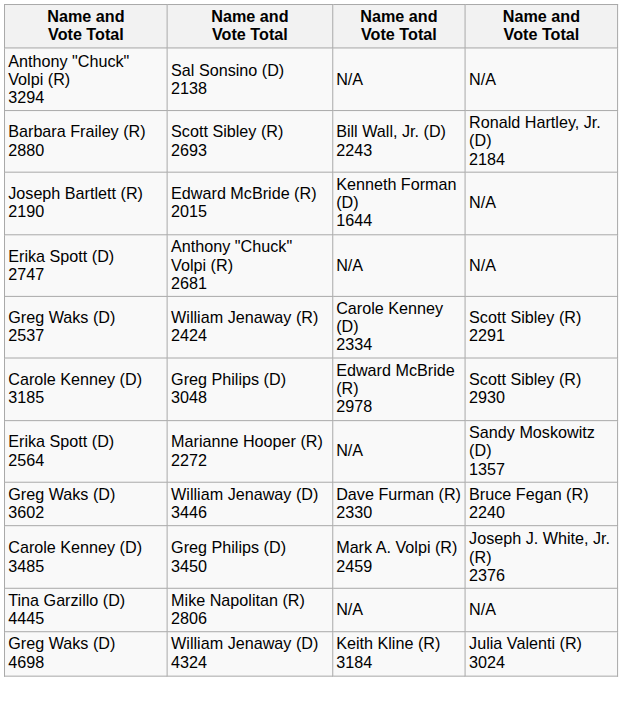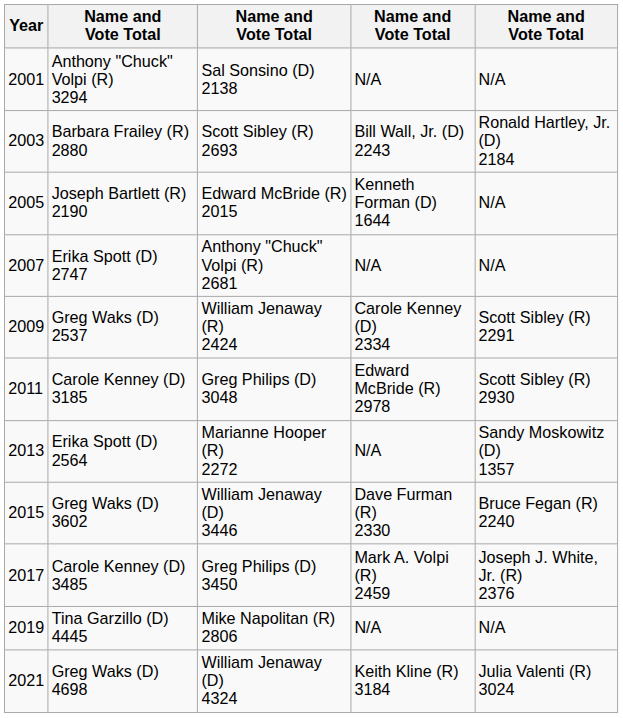+ column: (26, 26)
